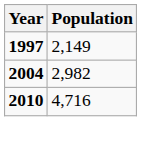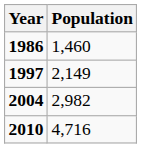+ row: (26, 45)
